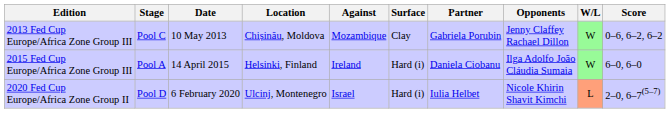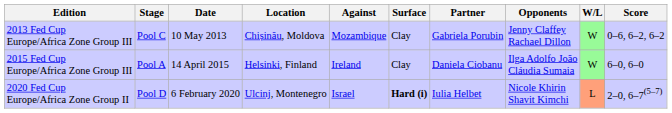(408, 64) Hard (i) -> (401, 64) Clay
(408, 93) normal -> (409, 93) bold
